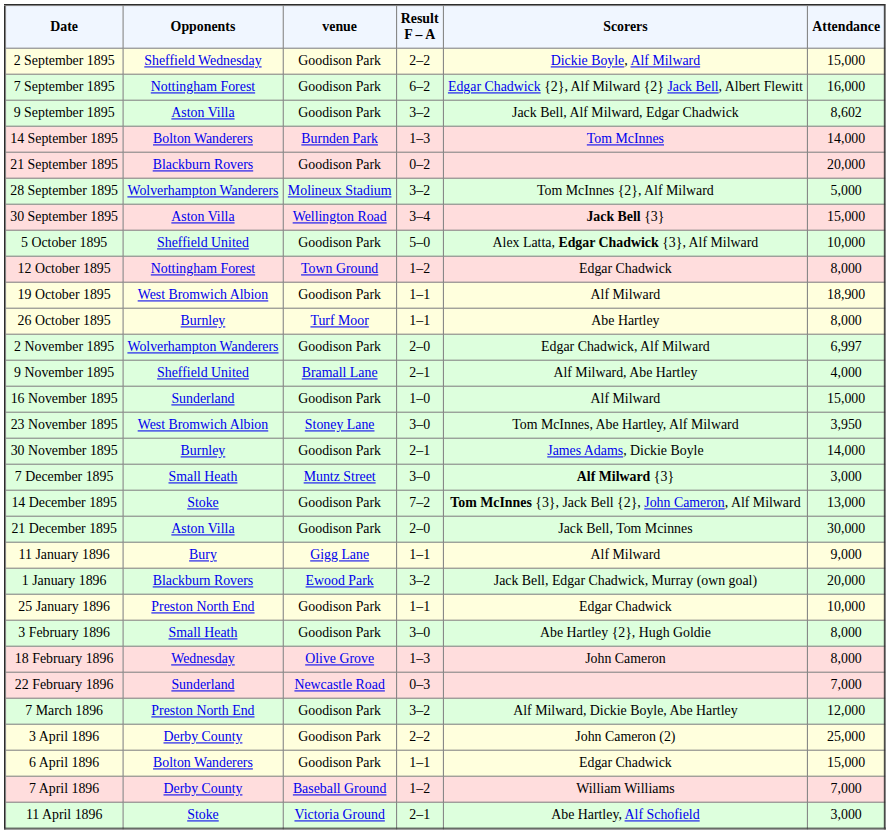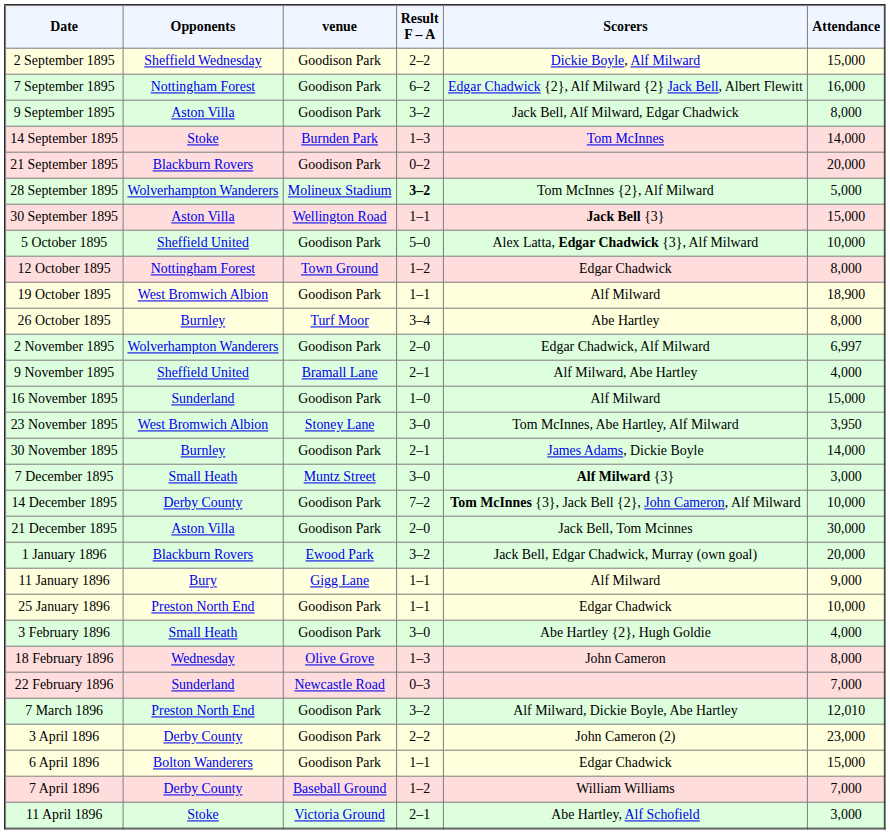(846, 113) 8,602 -> (846, 113) 8,000
(203, 139) Bolton Wanderers -> (203, 139) Stoke
(420, 191) normal -> (420, 191) bold
(420, 217) 3–4 -> (420, 217) 1–1
(420, 321) 1–1 -> (420, 321) 3–4
(203, 503) Stoke -> (203, 503) Derby County
(846, 503) 13,000 -> (846, 503) 10,000
rows swapped: (64, 581) <-> (64, 555)
(846, 633) 8,000 -> (846, 633) 4,000
(846, 711) 12,000 -> (846, 711) 12,010
(846, 737) 25,000 -> (846, 737) 23,000
